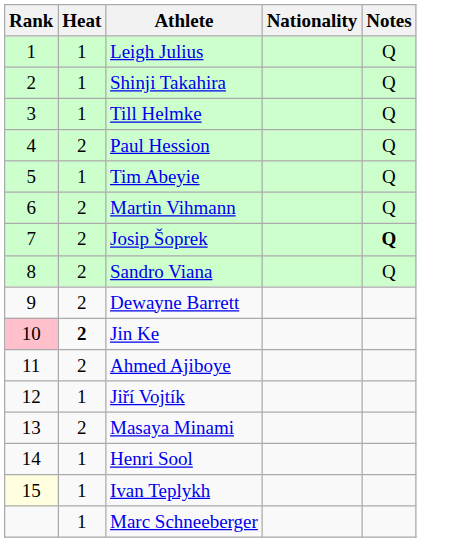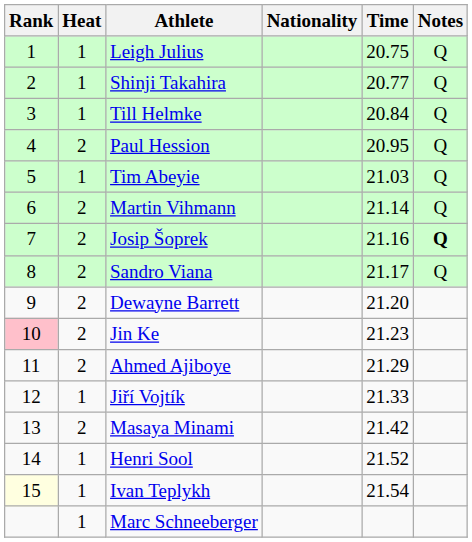+ column: (388, 20)
(82, 333) bold -> (82, 333) normal
